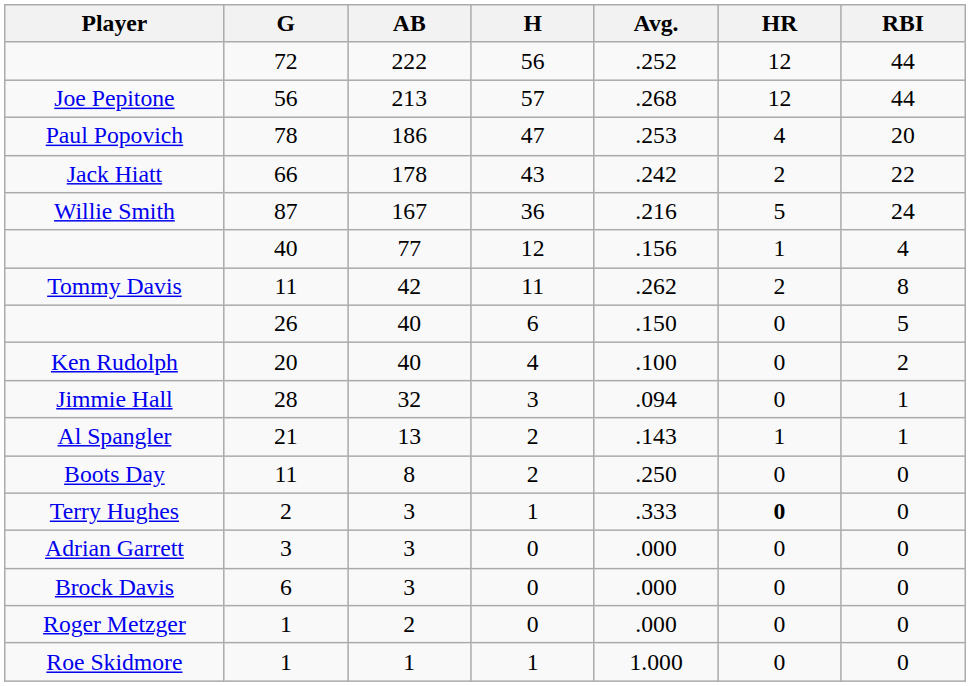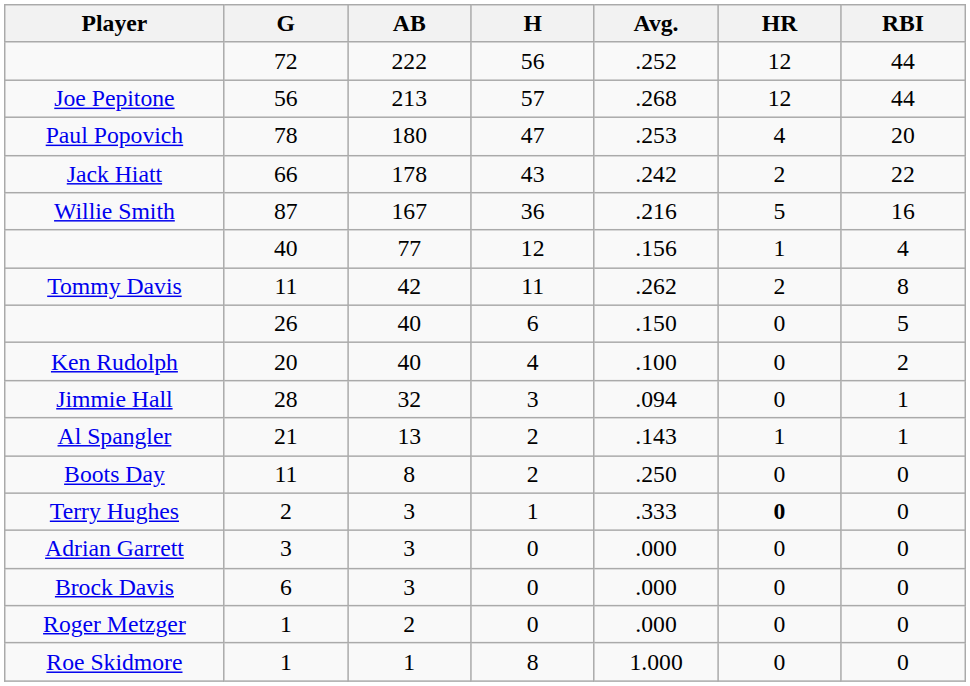(409, 135) 186 -> (409, 135) 180
(903, 211) 24 -> (903, 211) 16
(533, 661) 1 -> (533, 661) 8
